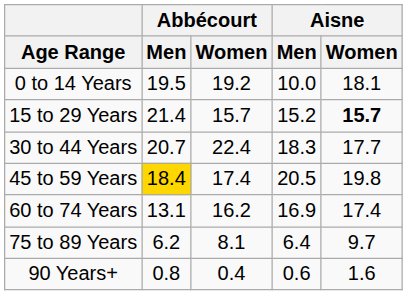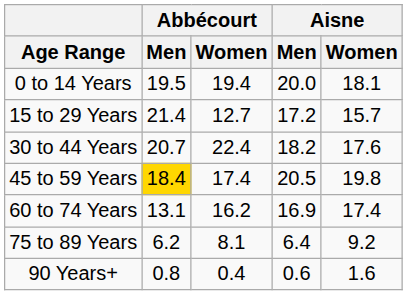(231, 83) 19.2 -> (231, 83) 19.4
(297, 83) 10.0 -> (297, 83) 20.0
(231, 115) 15.7 -> (231, 115) 12.7
(297, 115) 15.2 -> (297, 115) 17.2
(362, 115) bold -> (362, 115) normal
(297, 147) 18.3 -> (297, 147) 18.2
(362, 147) 17.7 -> (362, 147) 17.6
(362, 242) 9.7 -> (362, 242) 9.2
